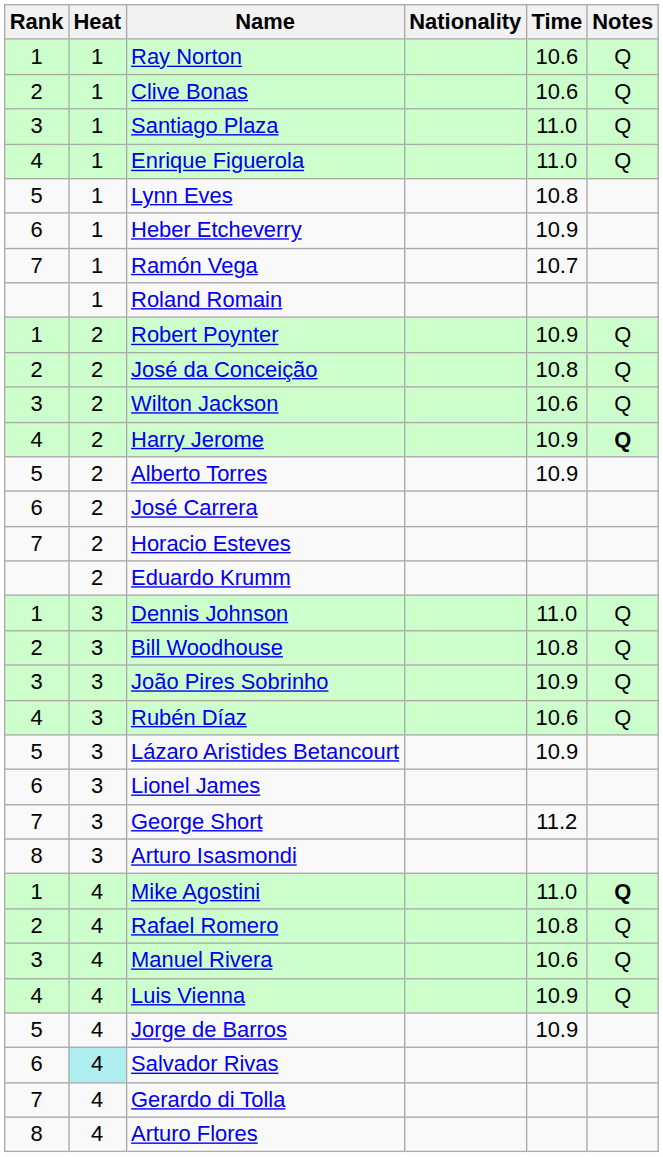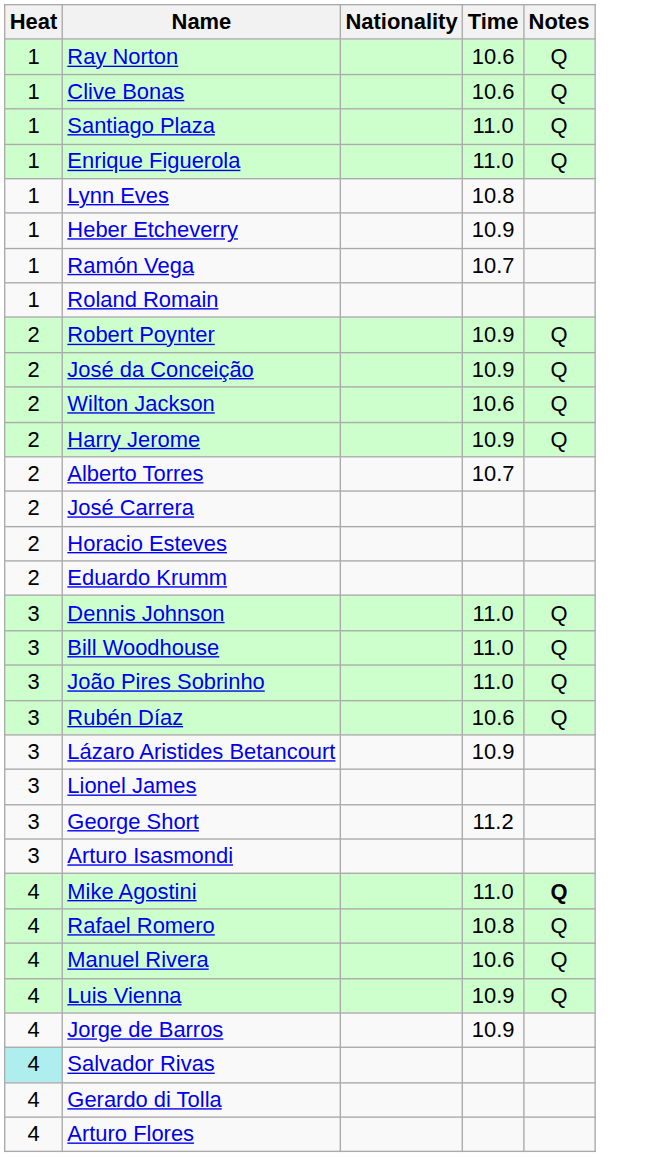- column: (37, 21)
(557, 369) 10.8 -> (493, 369) 10.9
(623, 439) bold -> (559, 439) normal
(557, 473) 10.9 -> (493, 473) 10.7
(557, 647) 10.8 -> (493, 647) 11.0
(557, 682) 10.9 -> (493, 682) 11.0
